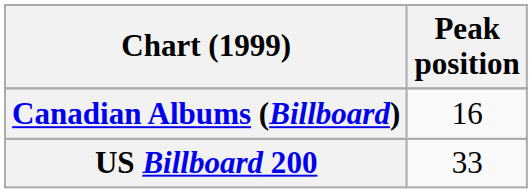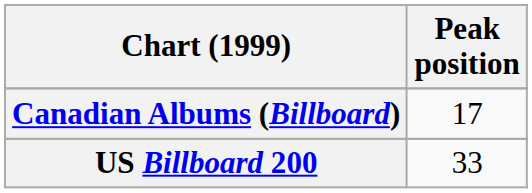(467, 113) 16 -> (467, 113) 17
